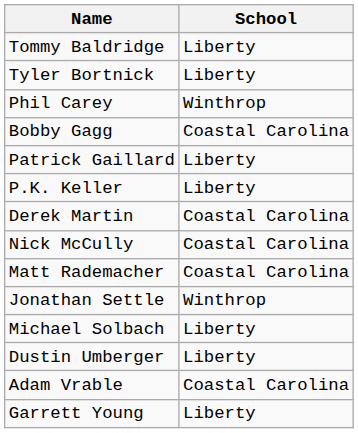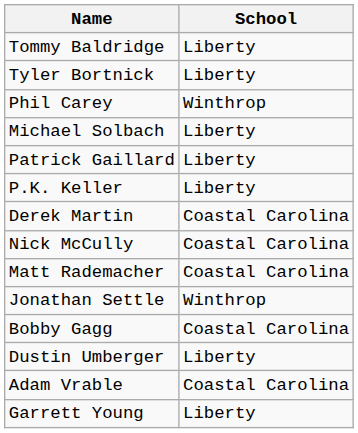rows swapped: (61, 131) <-> (87, 329)
